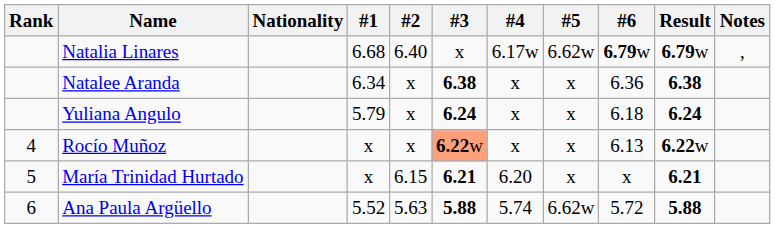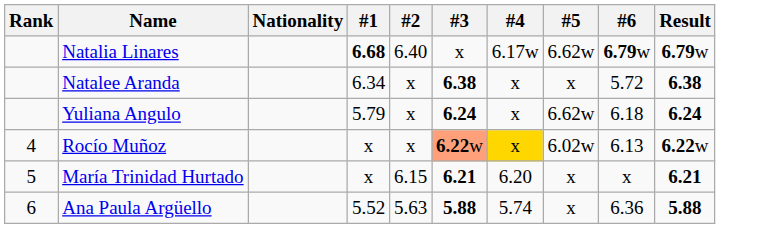- column: (742, 20)
(369, 51) normal -> (369, 51) bold
(627, 83) 6.36 -> (627, 83) 5.72
(571, 114) x -> (571, 114) 6.62w
(515, 145) no background -> (515, 145) gold background
(571, 145) x -> (571, 145) 6.02w
(571, 208) 6.62w -> (571, 208) x
(627, 208) 5.72 -> (627, 208) 6.36
